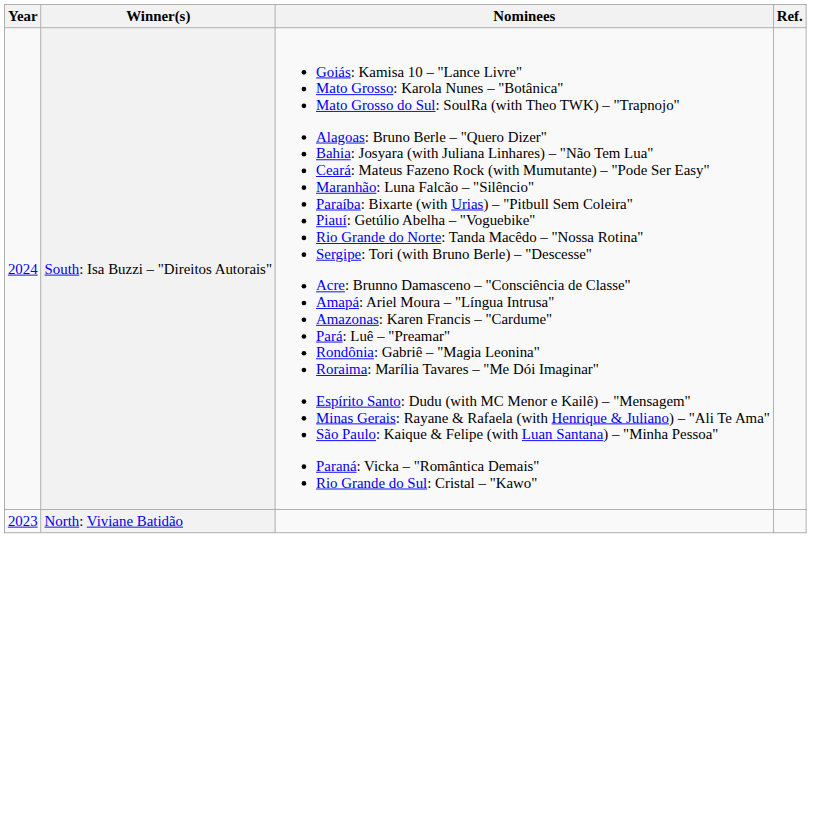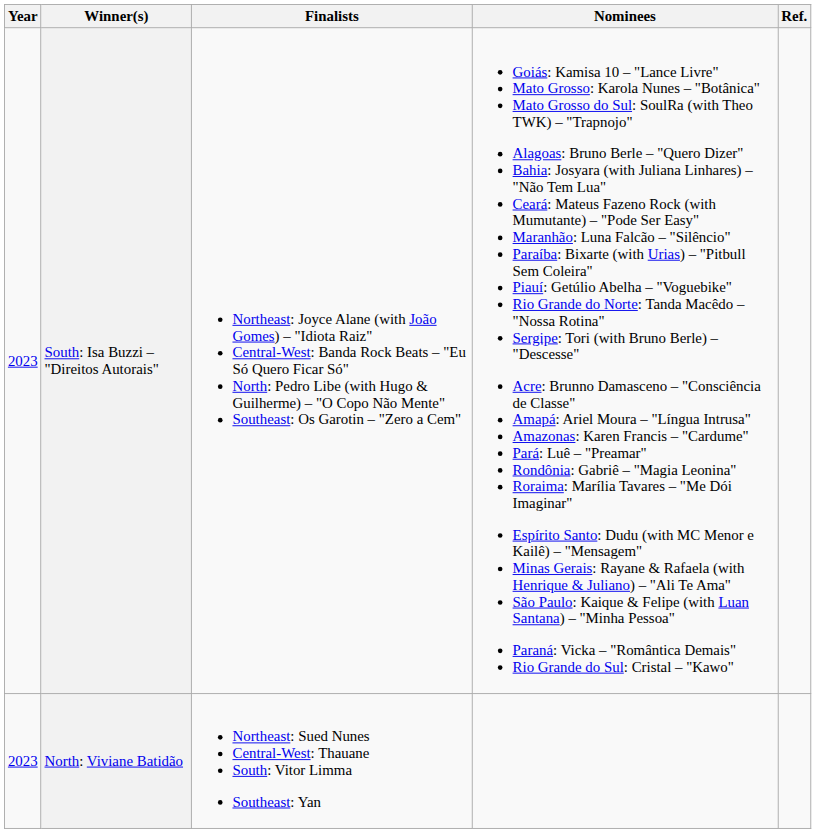+ column: (332, 16)
(23, 268) 2024 -> (23, 360) 2023
